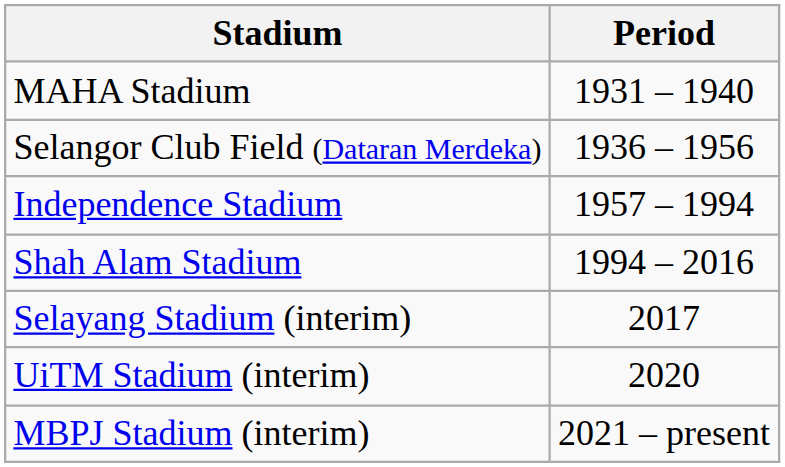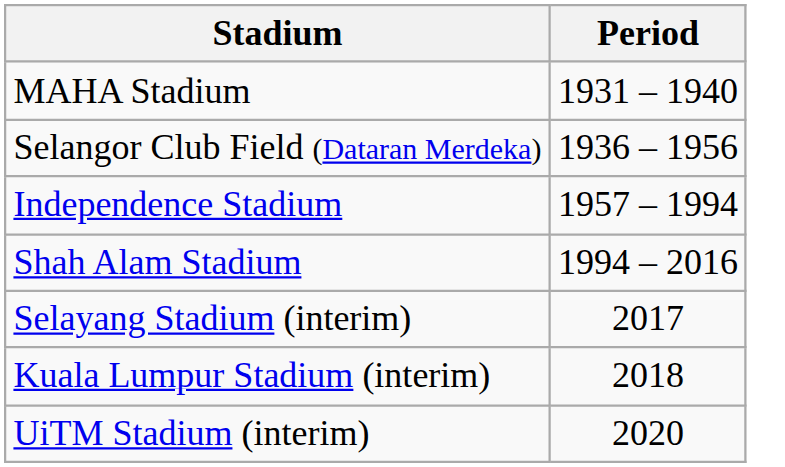+ row: (252, 375)
- row: (191, 432)
